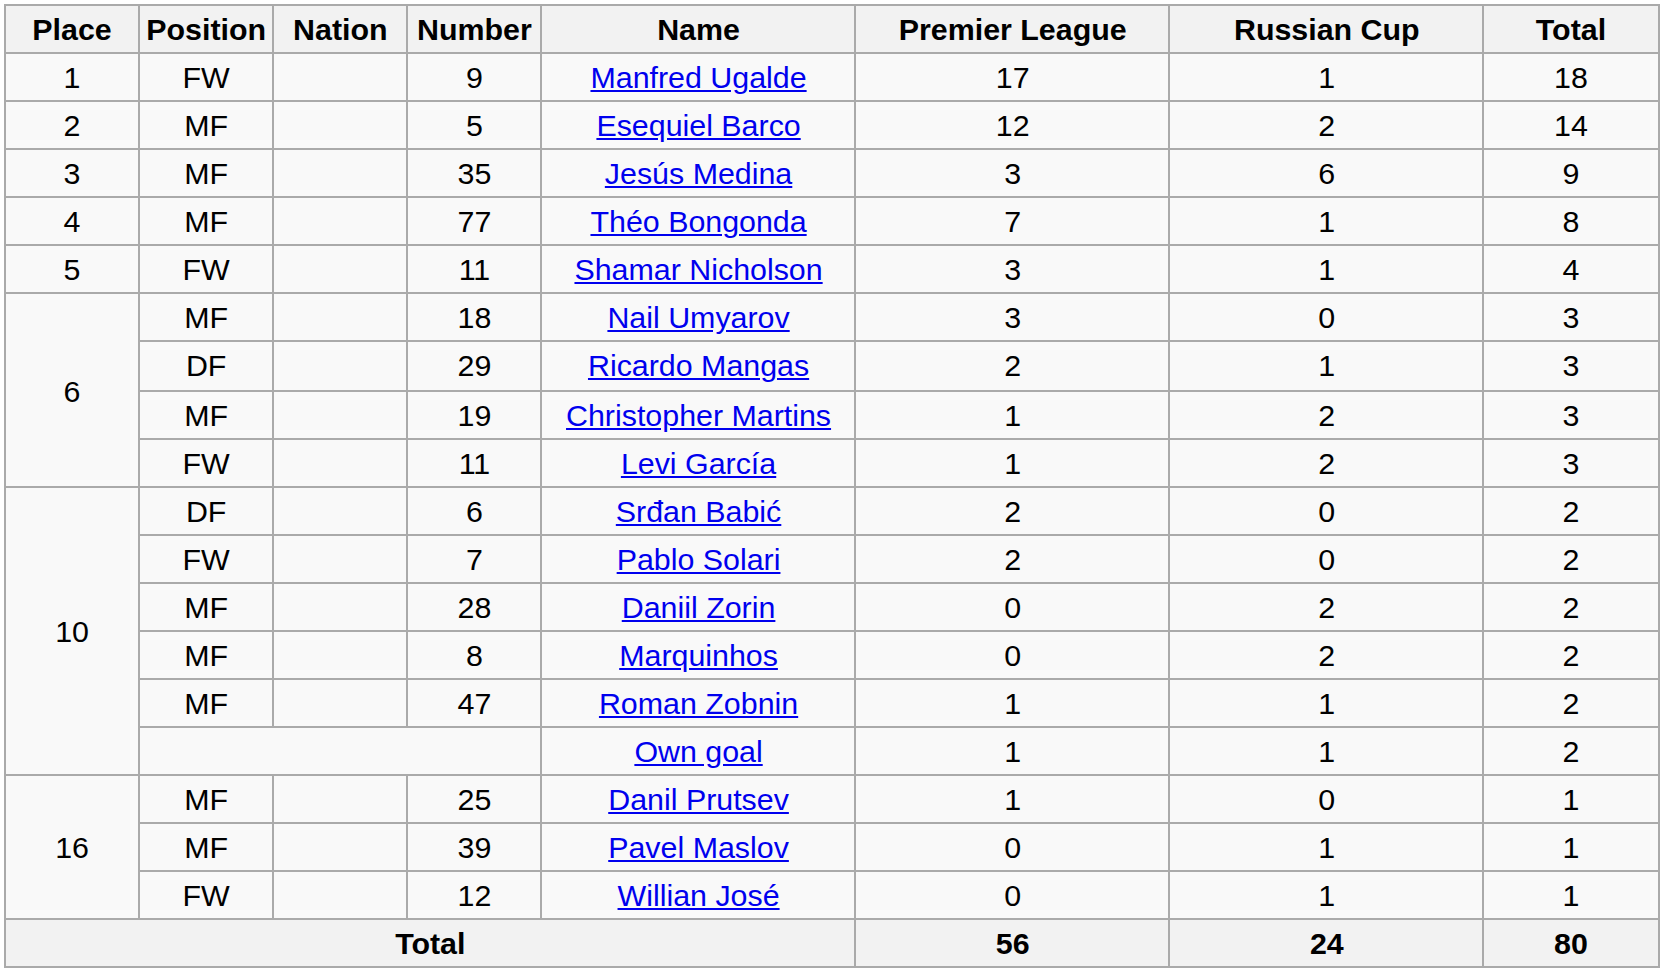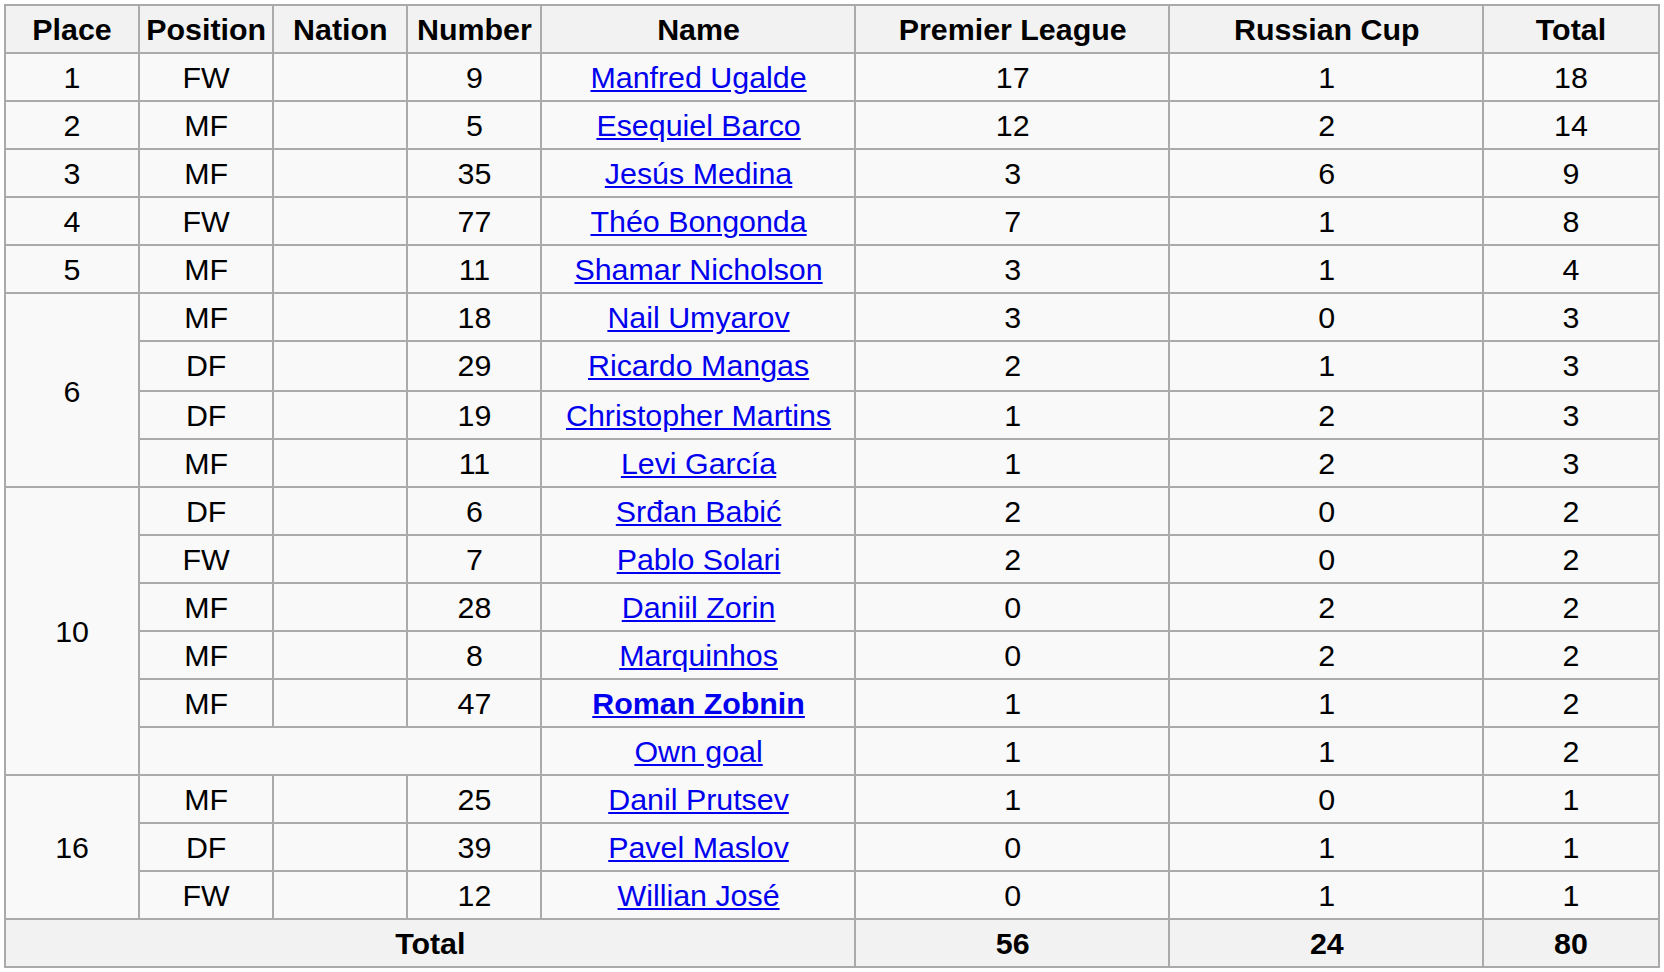(206, 222) MF -> (206, 222) FW
(206, 270) FW -> (206, 270) MF
(206, 414) MF -> (206, 414) DF
(206, 462) FW -> (206, 462) MF
(699, 703) normal -> (699, 703) bold
(206, 847) MF -> (206, 847) DF
